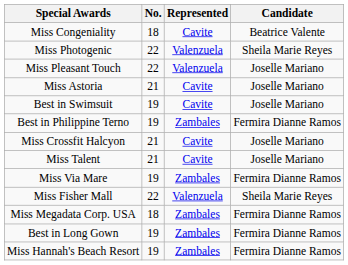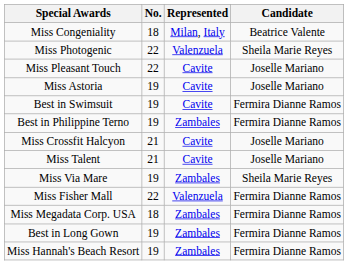(198, 31) Cavite -> (198, 31) Milan, Italy
(198, 68) Valenzuela -> (198, 68) Cavite
(153, 86) 21 -> (153, 86) 19
(287, 104) Joselle Mariano -> (287, 104) Fermira Dianne Ramos
(287, 178) Fermira Dianne Ramos -> (287, 178) Sheila Marie Reyes
(287, 196) Sheila Marie Reyes -> (287, 196) Fermira Dianne Ramos
